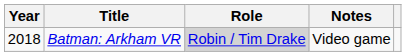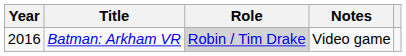(24, 39) 2018 -> (24, 39) 2016
